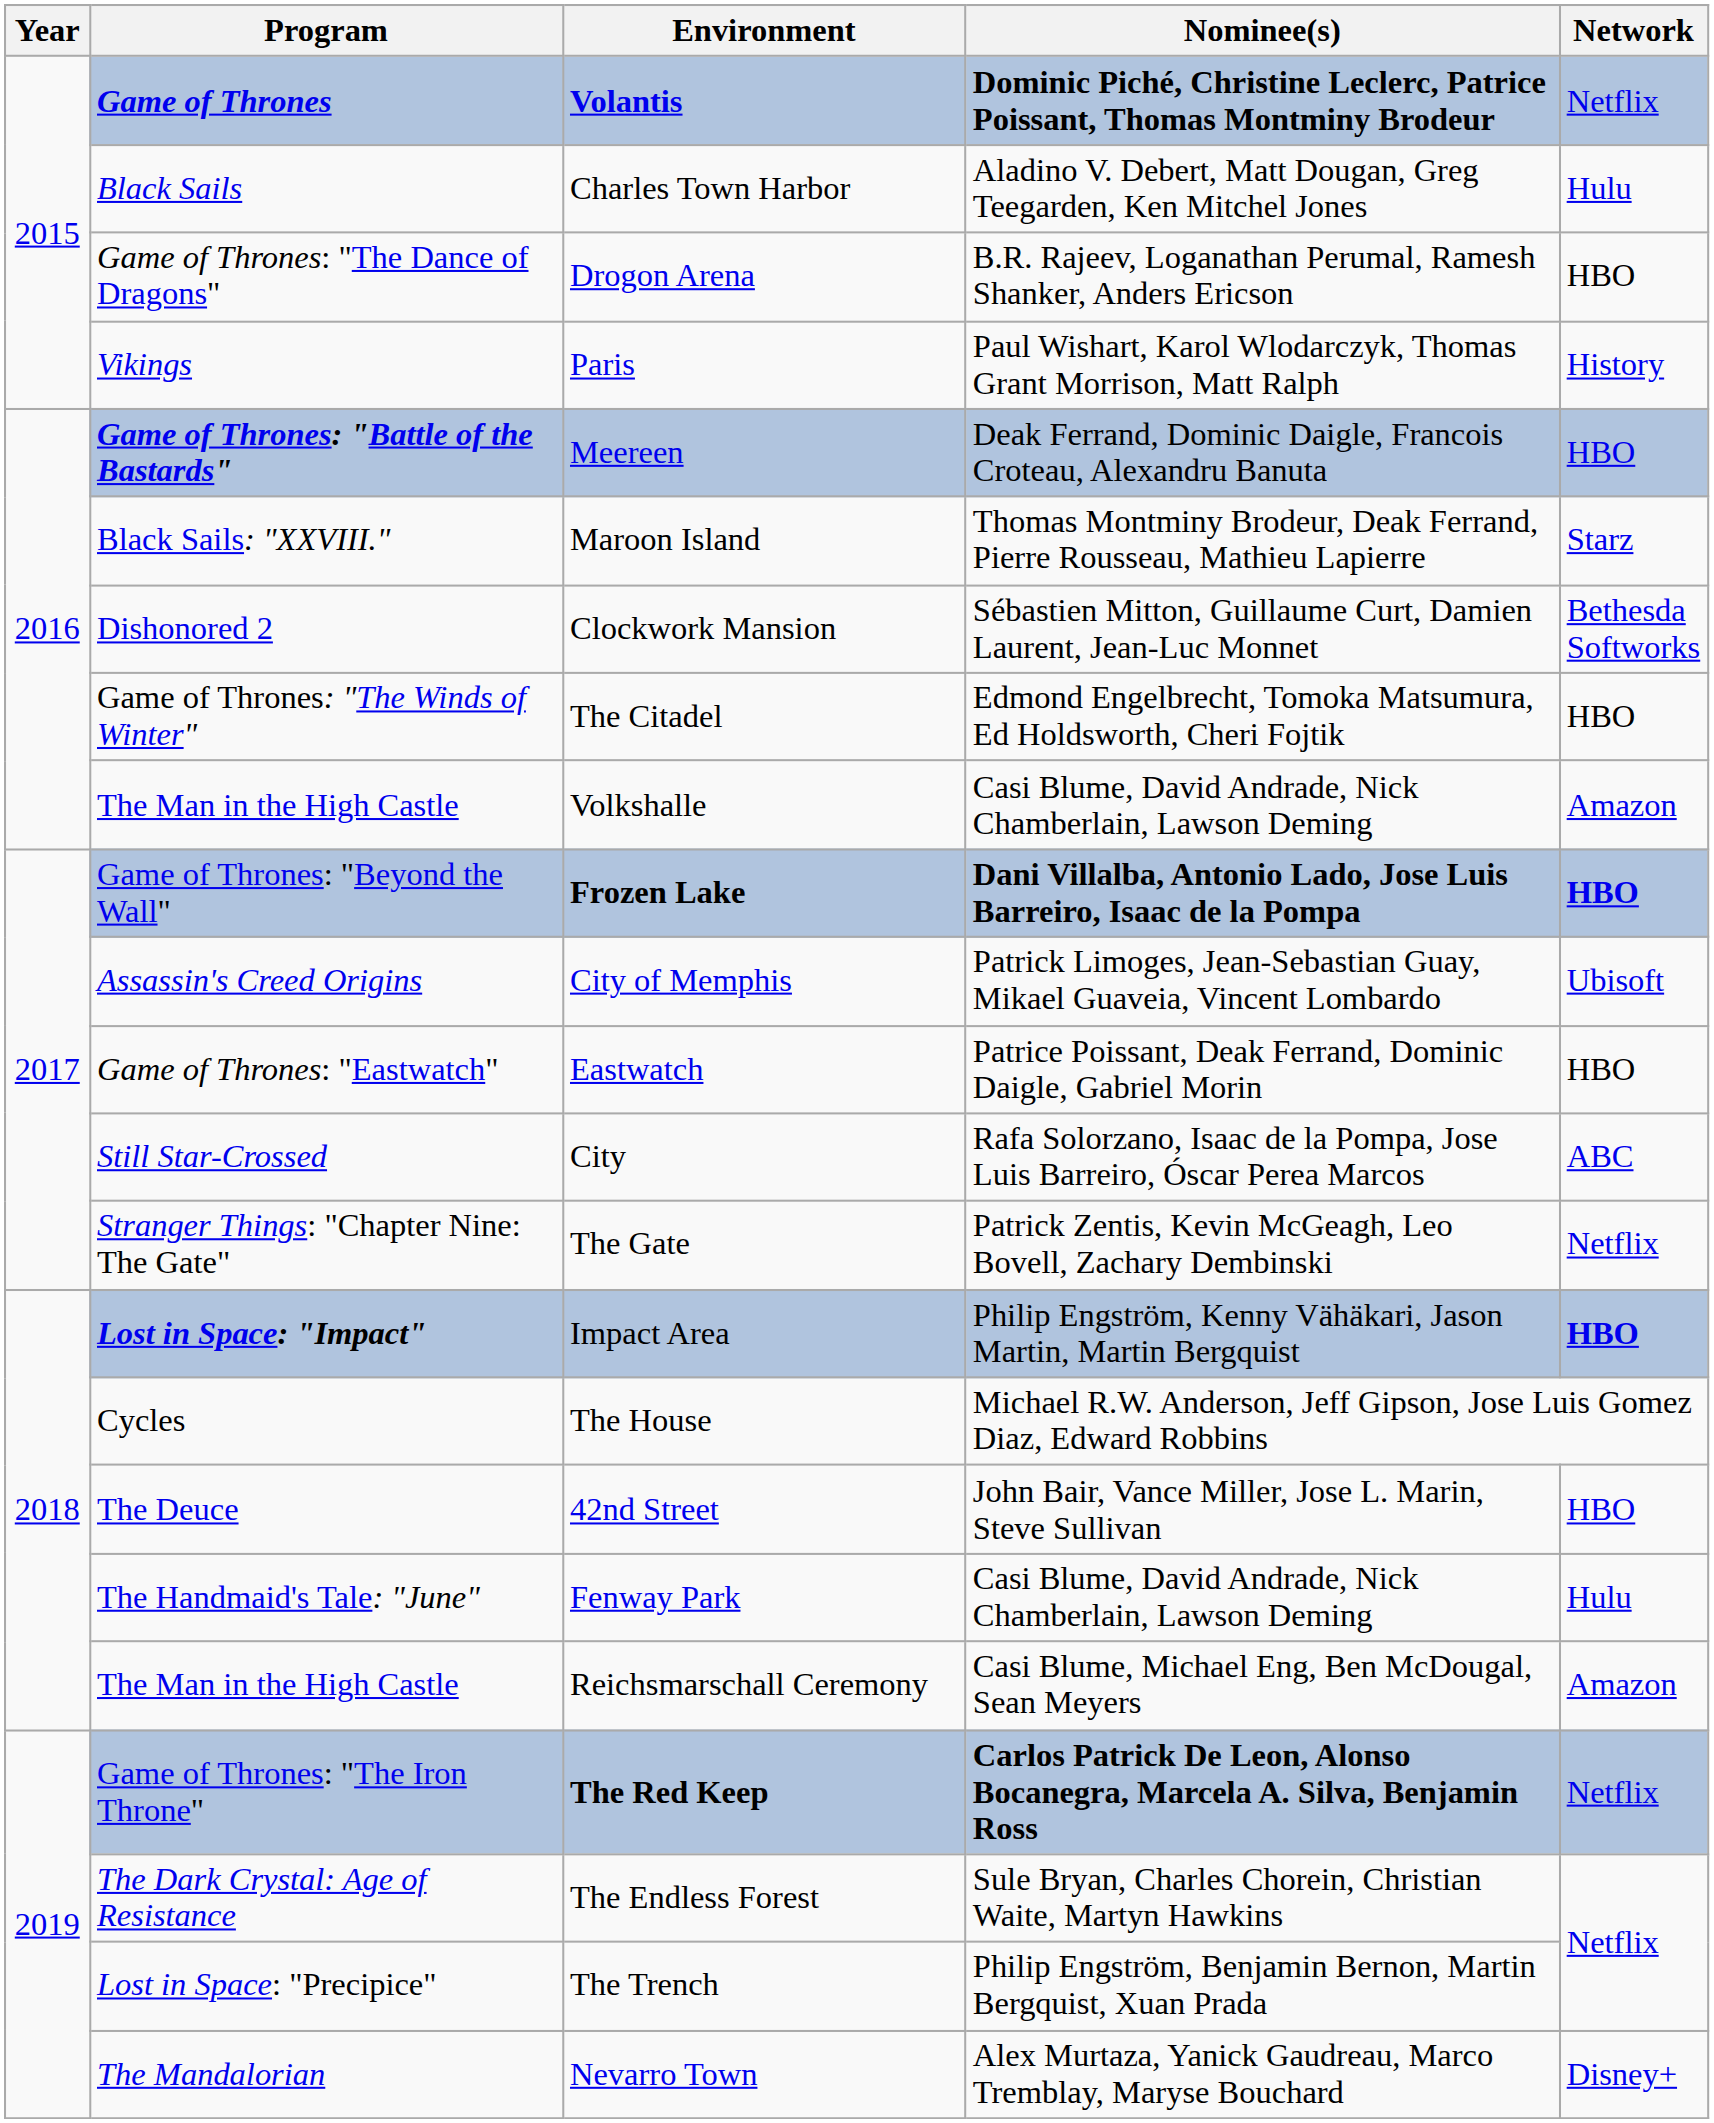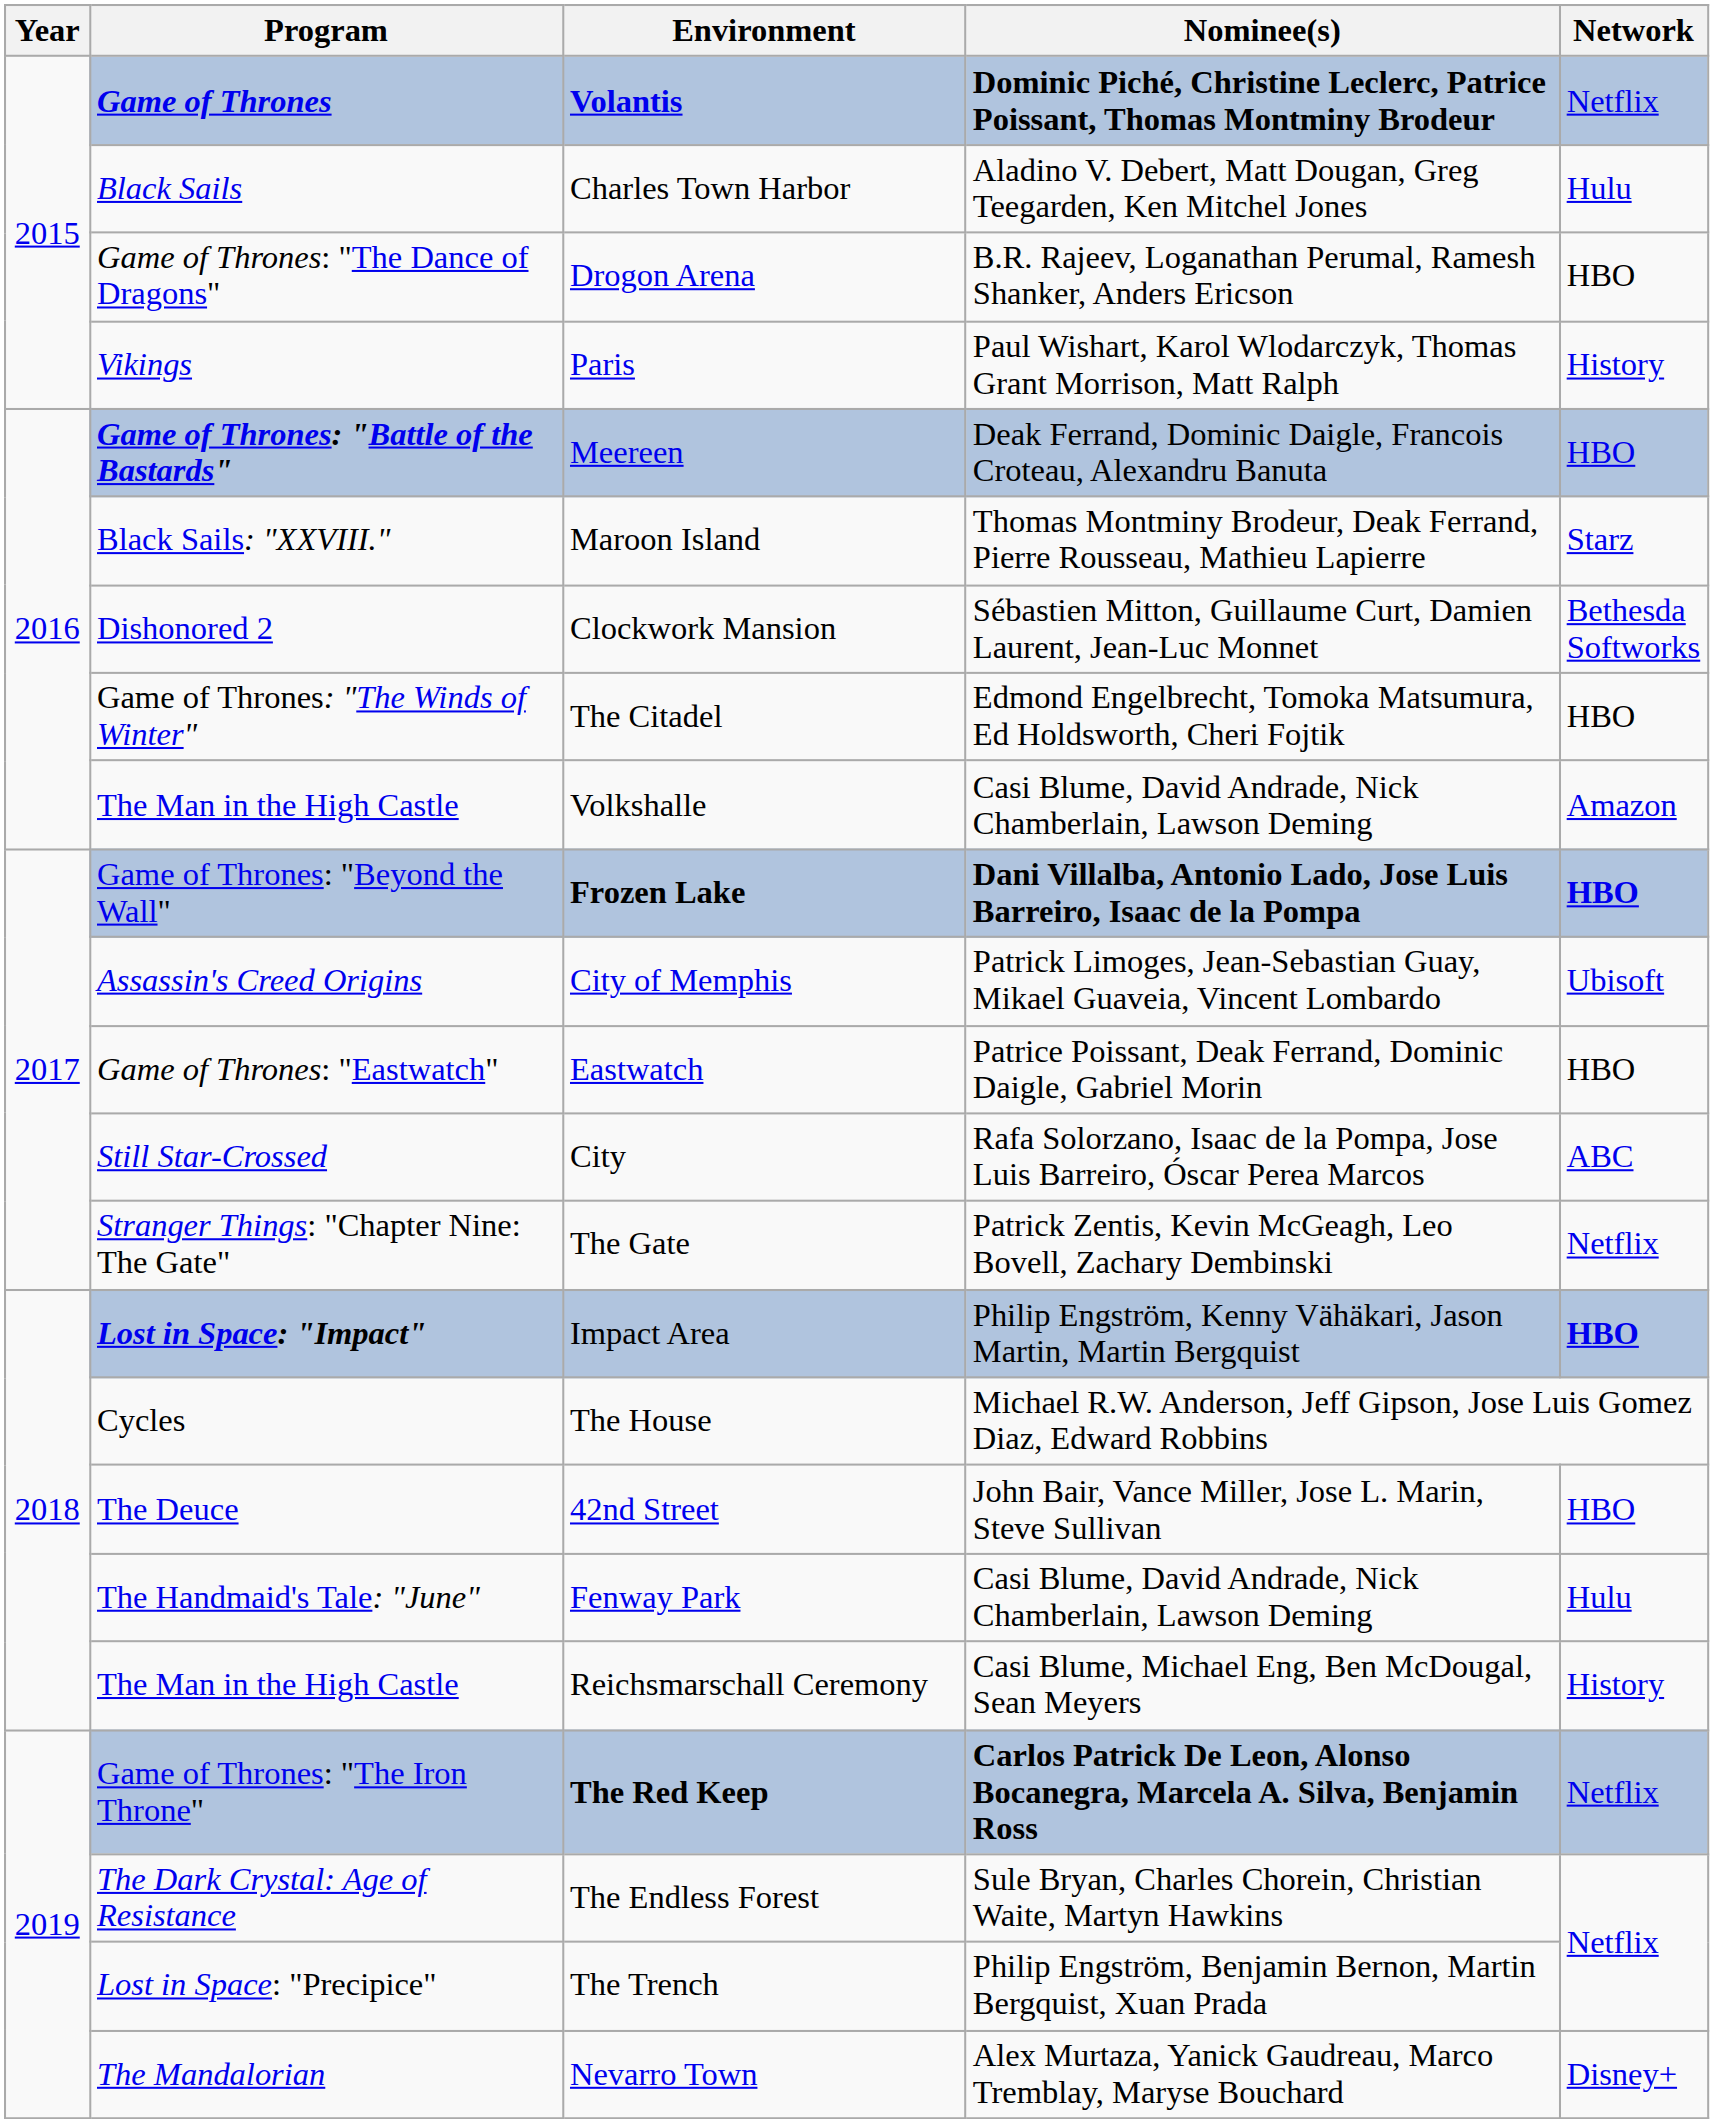(1622, 1684) Amazon -> (1615, 1684) History
